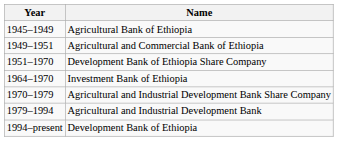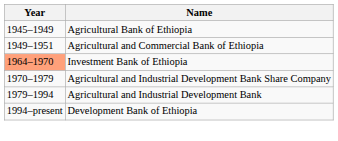- row: (167, 62)
(30, 78) no background -> (30, 62) lightsalmon background
